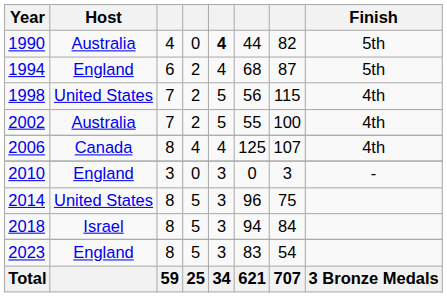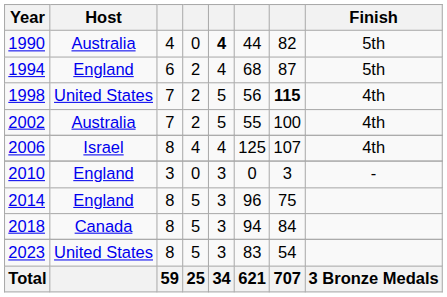(287, 95) normal -> (287, 95) bold
(104, 148) Canada -> (104, 148) Israel
(104, 200) United States -> (104, 200) England
(104, 226) Israel -> (104, 226) Canada
(104, 252) England -> (104, 252) United States
